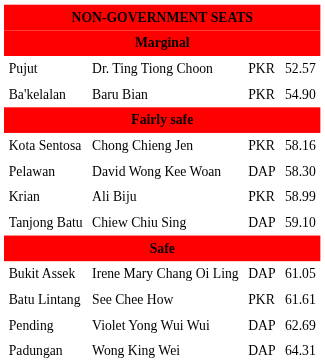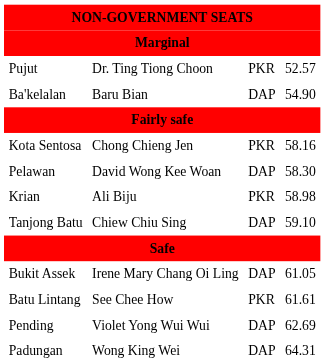(261, 94) PKR -> (262, 94) DAP
(300, 196) 58.99 -> (300, 196) 58.98
